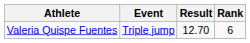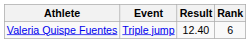(196, 30) 12.70 -> (196, 30) 12.40
